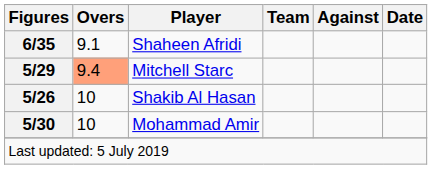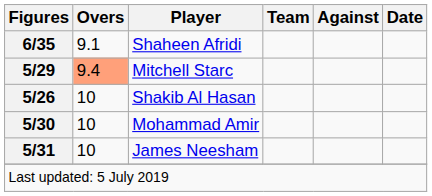+ row: (195, 151)
